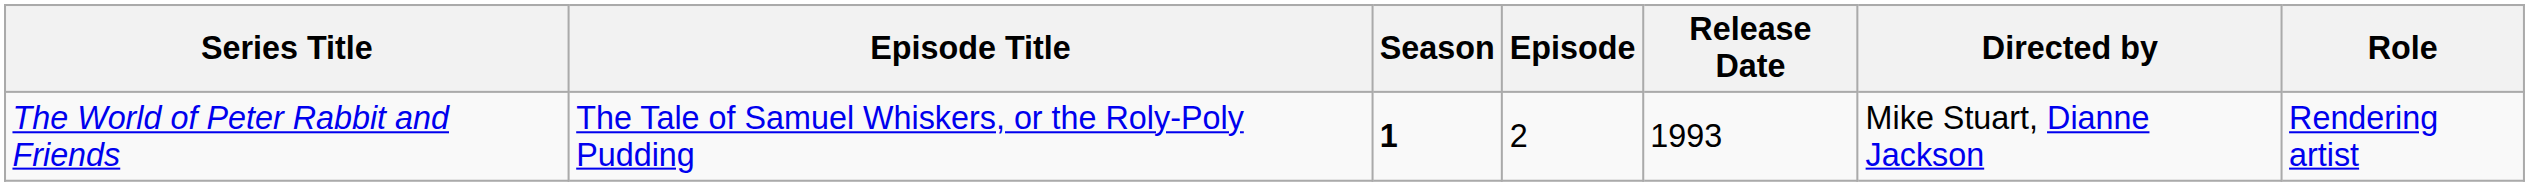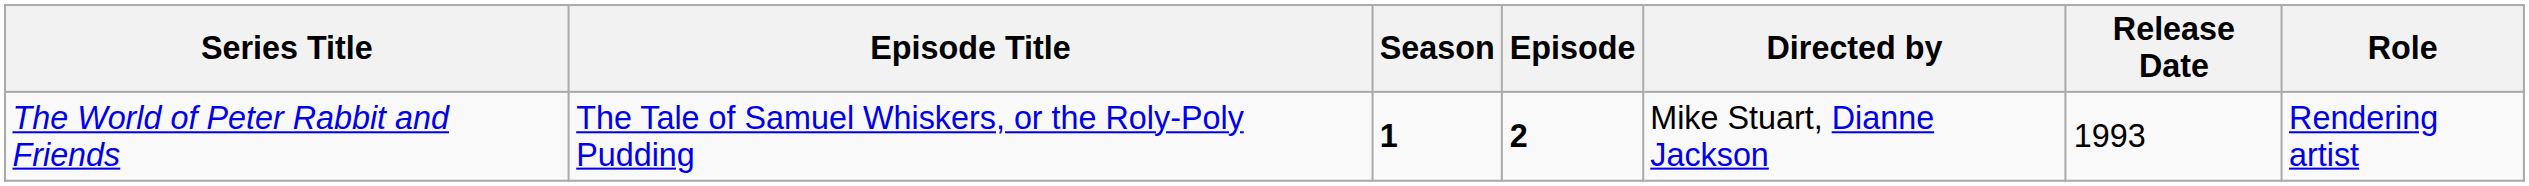columns swapped: (1750, 48) <-> (2070, 48)
(1519, 135) normal -> (1519, 135) bold
